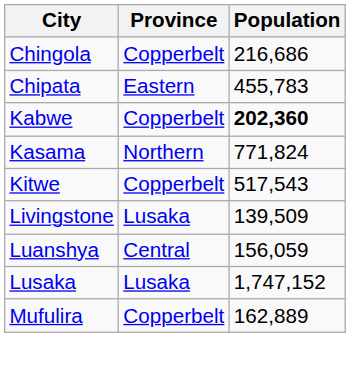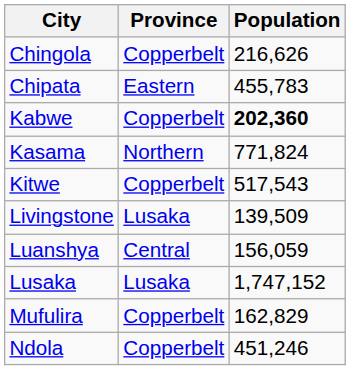(271, 53) 216,686 -> (271, 53) 216,626
(271, 315) 162,889 -> (271, 315) 162,829
+ row: (36, 348)
